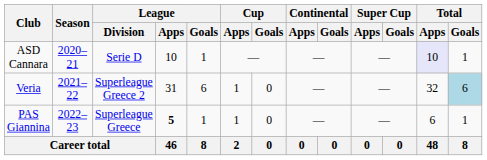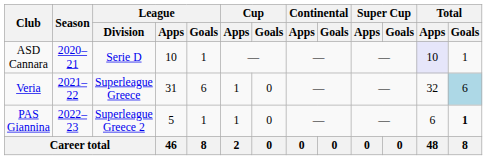(124, 89) Superleague Greece 2 -> (124, 89) Superleague Greece
(124, 120) Superleague Greece -> (124, 120) Superleague Greece 2
(171, 120) bold -> (171, 120) normal
(465, 120) normal -> (465, 120) bold
